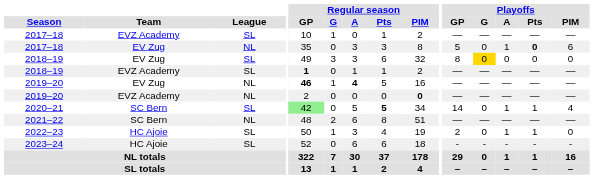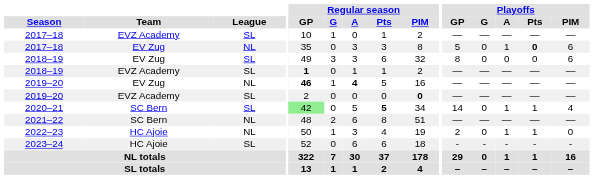(484, 59) gold background -> (484, 59) no background
(571, 59) 0 -> (571, 59) 6
(249, 95) NL -> (249, 95) SL
(249, 132) SL -> (249, 132) NL
